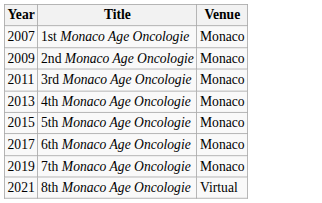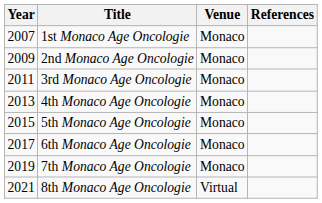+ column: (282, 15)
